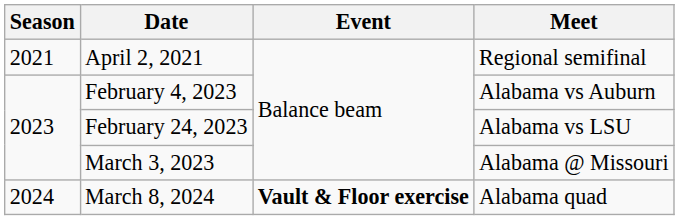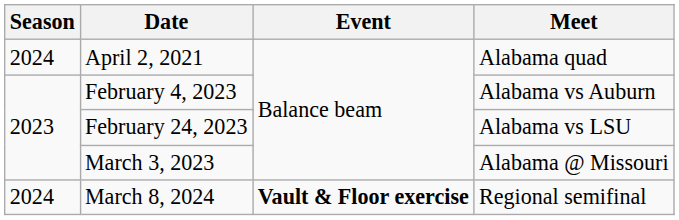(32, 57) 2021 -> (32, 57) 2024
(563, 57) Regional semifinal -> (543, 57) Alabama quad
(543, 197) Alabama quad -> (563, 197) Regional semifinal
